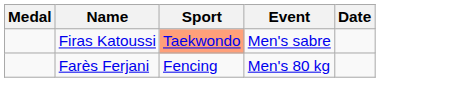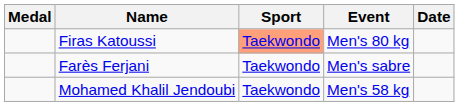(289, 41) Men's sabre -> (368, 41) Men's 80 kg
(190, 65) Fencing -> (281, 65) Taekwondo
(289, 65) Men's 80 kg -> (369, 65) Men's sabre
+ row: (147, 90)
